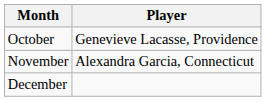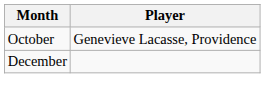- row: (38, 61)
